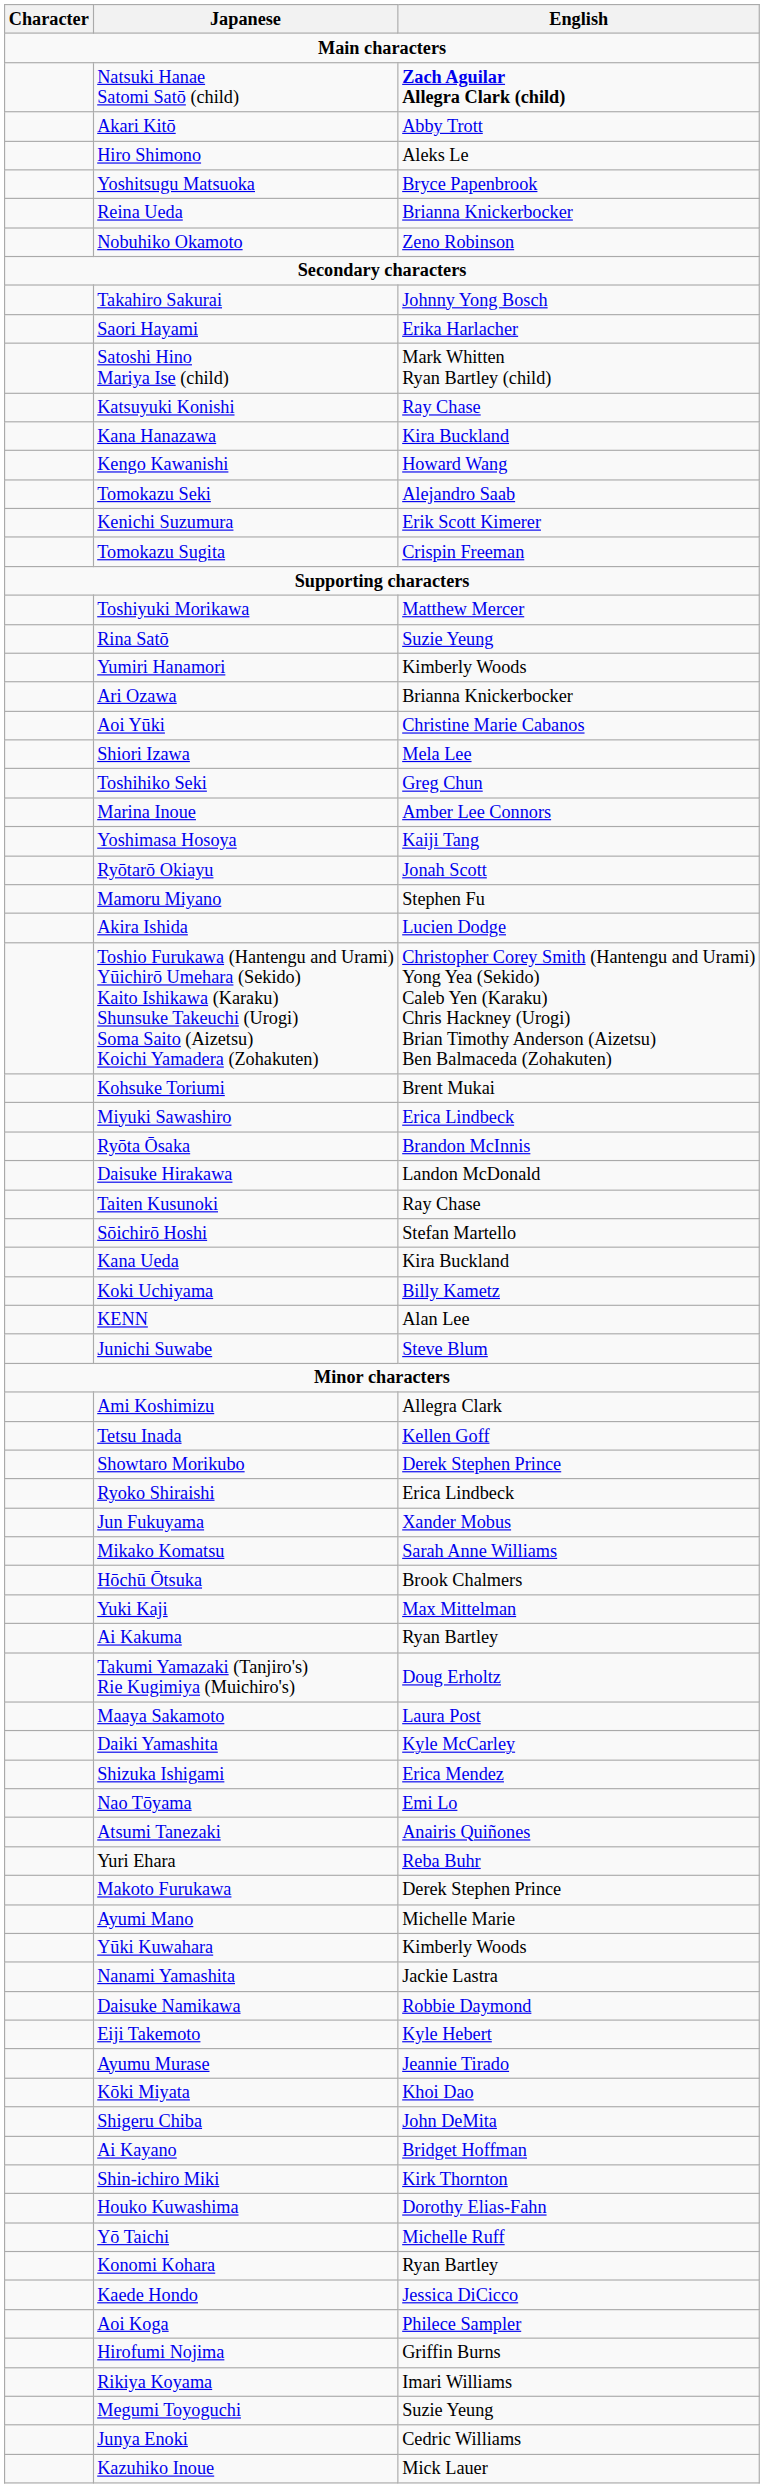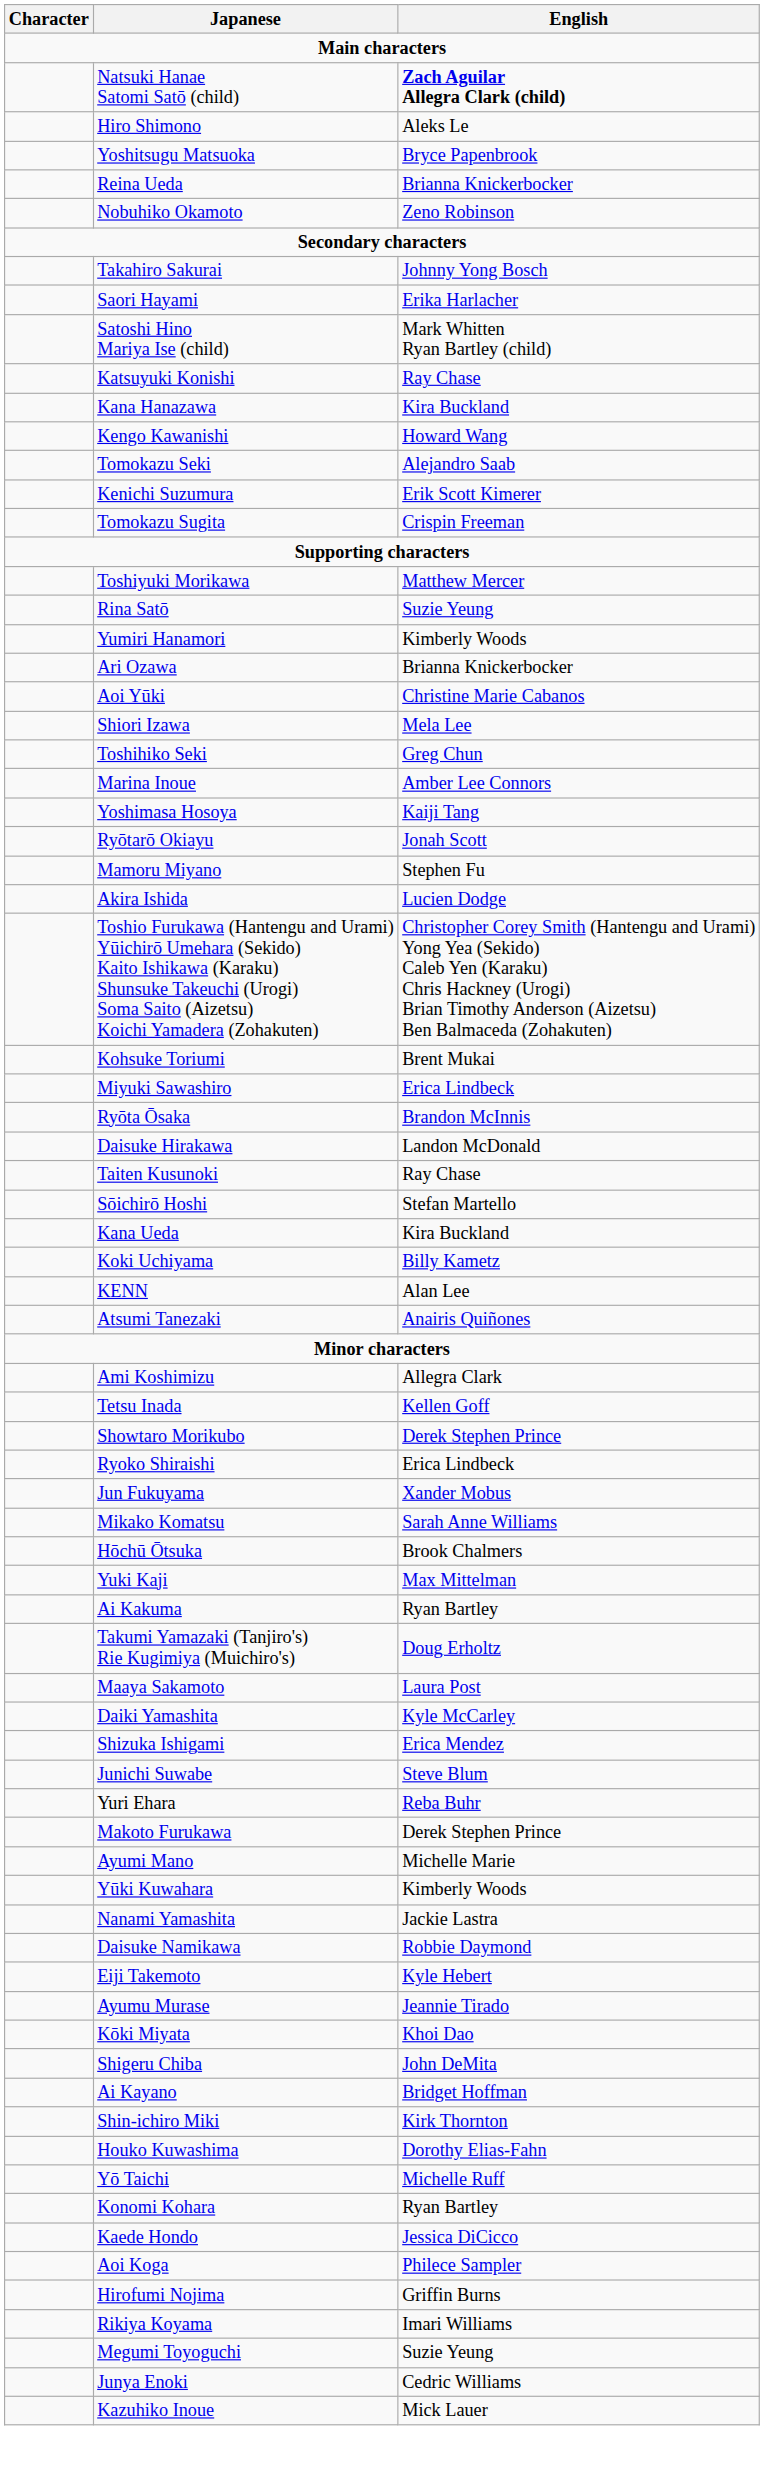- row: (136, 126)
rows swapped: (155, 1348) <-> (159, 1831)
- row: (144, 1803)
